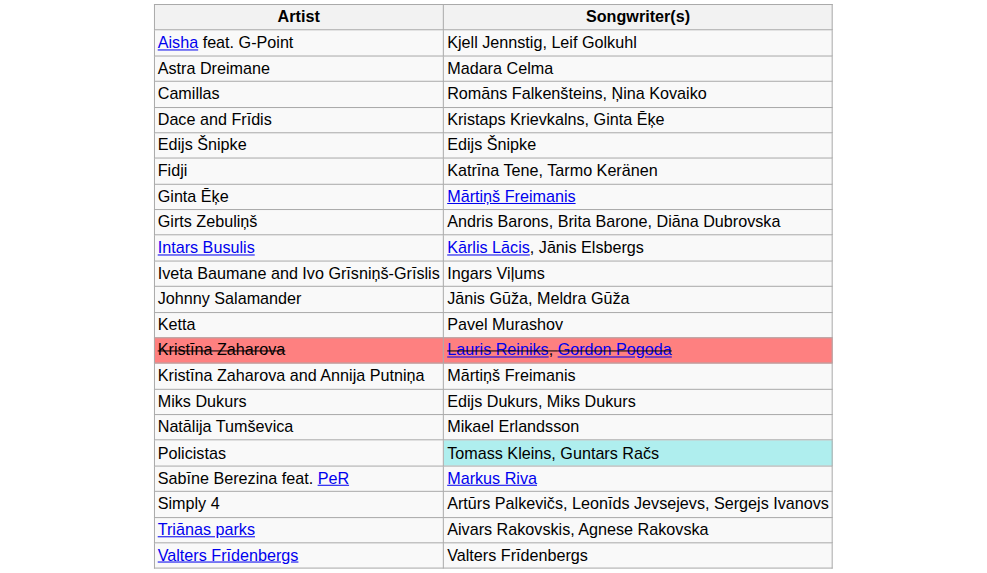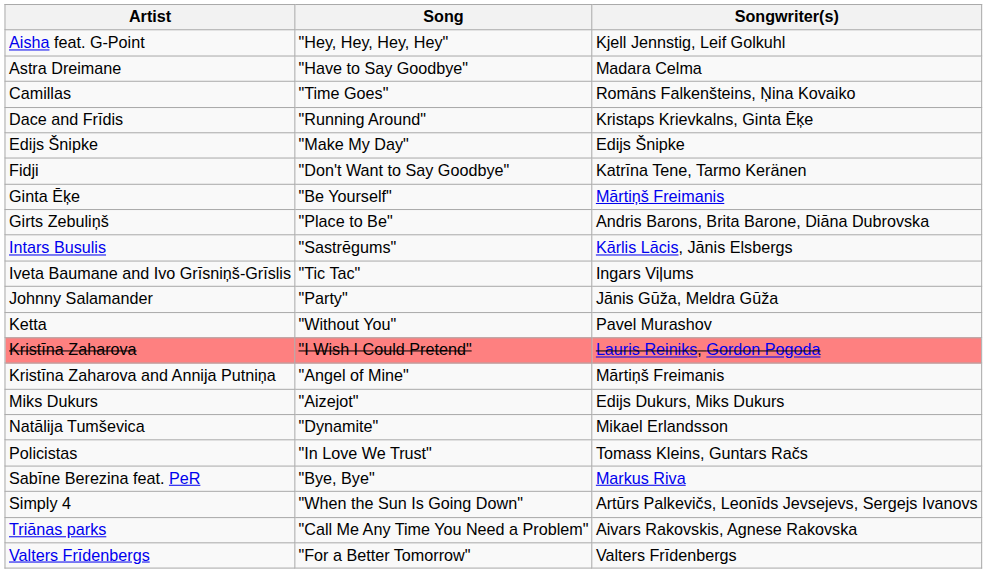+ column: (443, 17)
(553, 453) paleturquoise background -> (702, 453) no background
